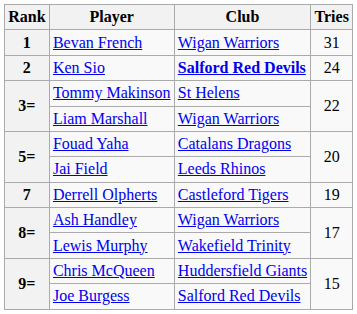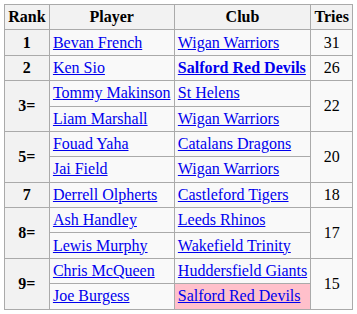(332, 67) 24 -> (332, 67) 26
(222, 169) Leeds Rhinos -> (228, 169) Wigan Warriors
(332, 194) 19 -> (332, 194) 18
(228, 220) Wigan Warriors -> (222, 220) Leeds Rhinos
(239, 296) no background -> (239, 296) pink background
